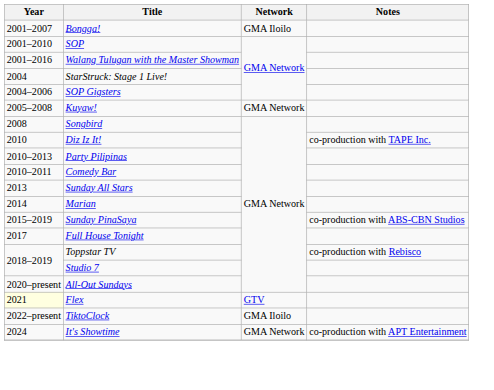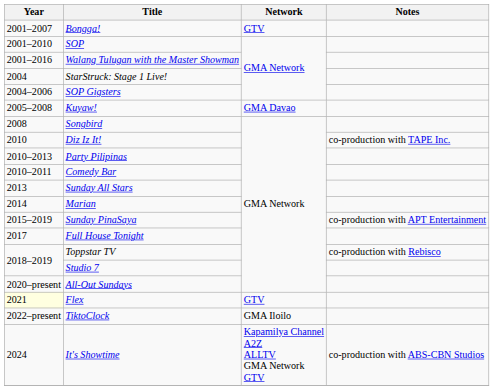(267, 28) GMA Iloilo -> (254, 28) GTV
(274, 108) GMA Network -> (270, 108) GMA Davao
(387, 220) co-production with ABS-CBN Studios -> (407, 220) co-production with APT Entertainment
(274, 332) GMA Network -> (284, 354) Kapamilya Channel A2Z ALLTV GMA Network GTV
(388, 332) co-production with APT Entertainment -> (406, 354) co-production with ABS-CBN Studios
